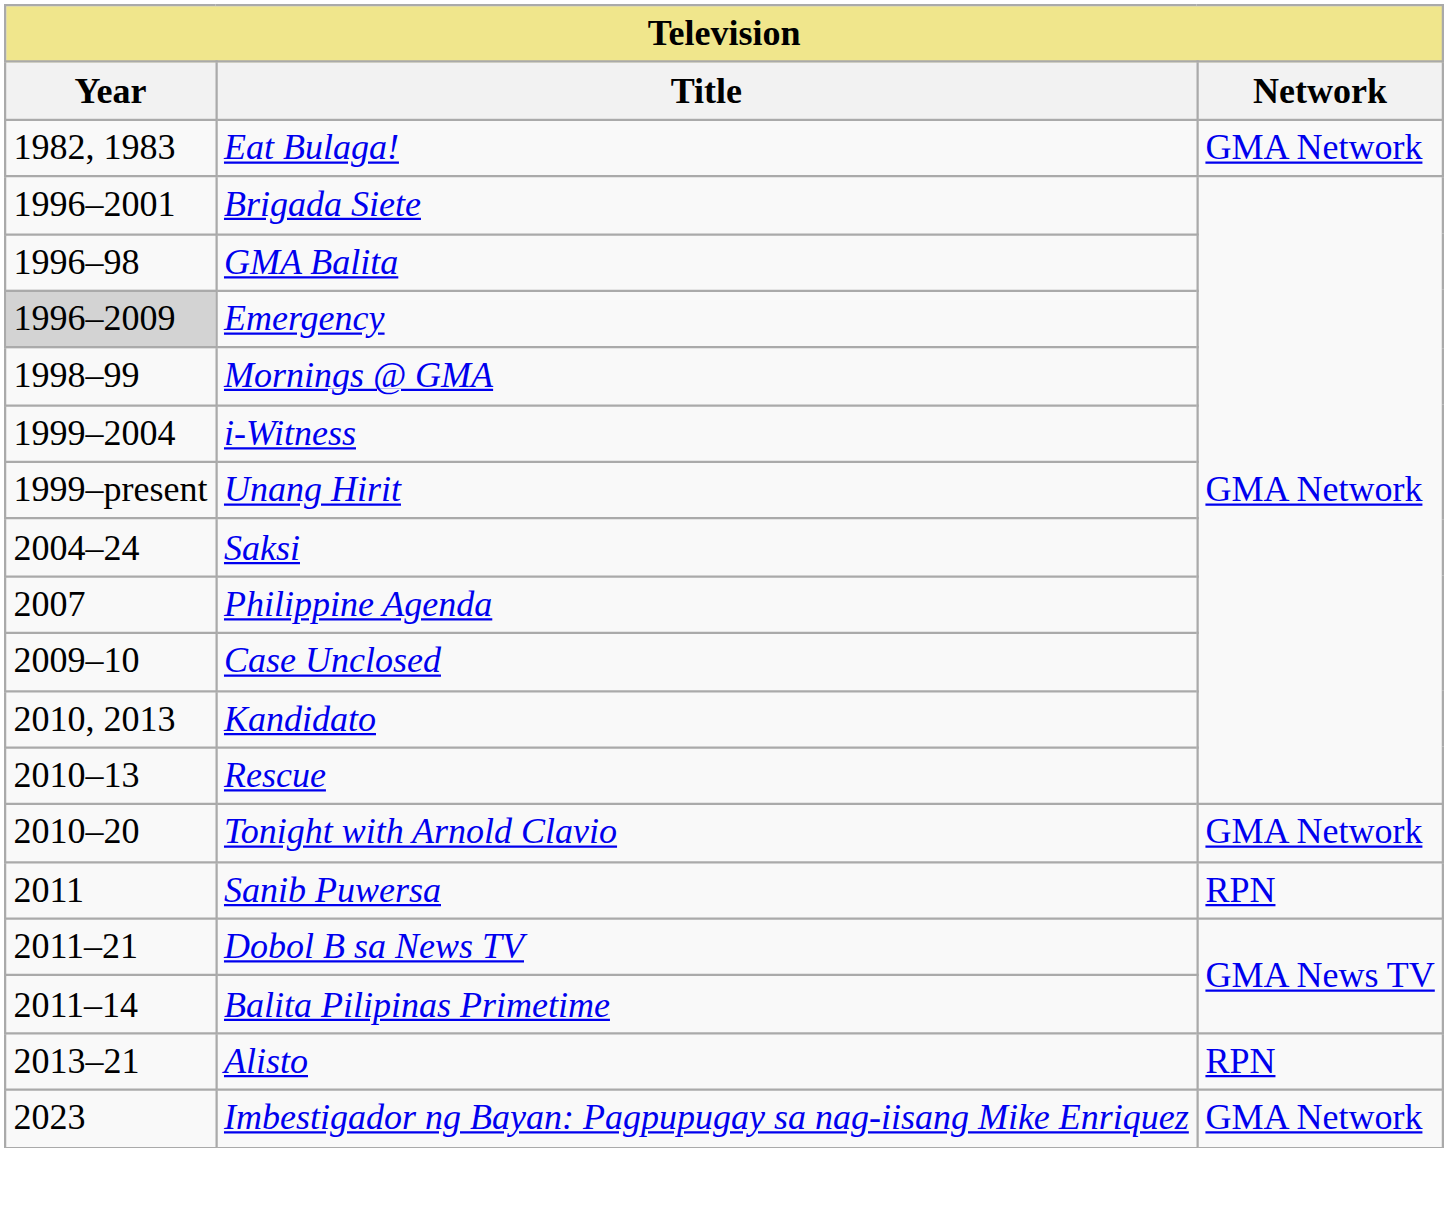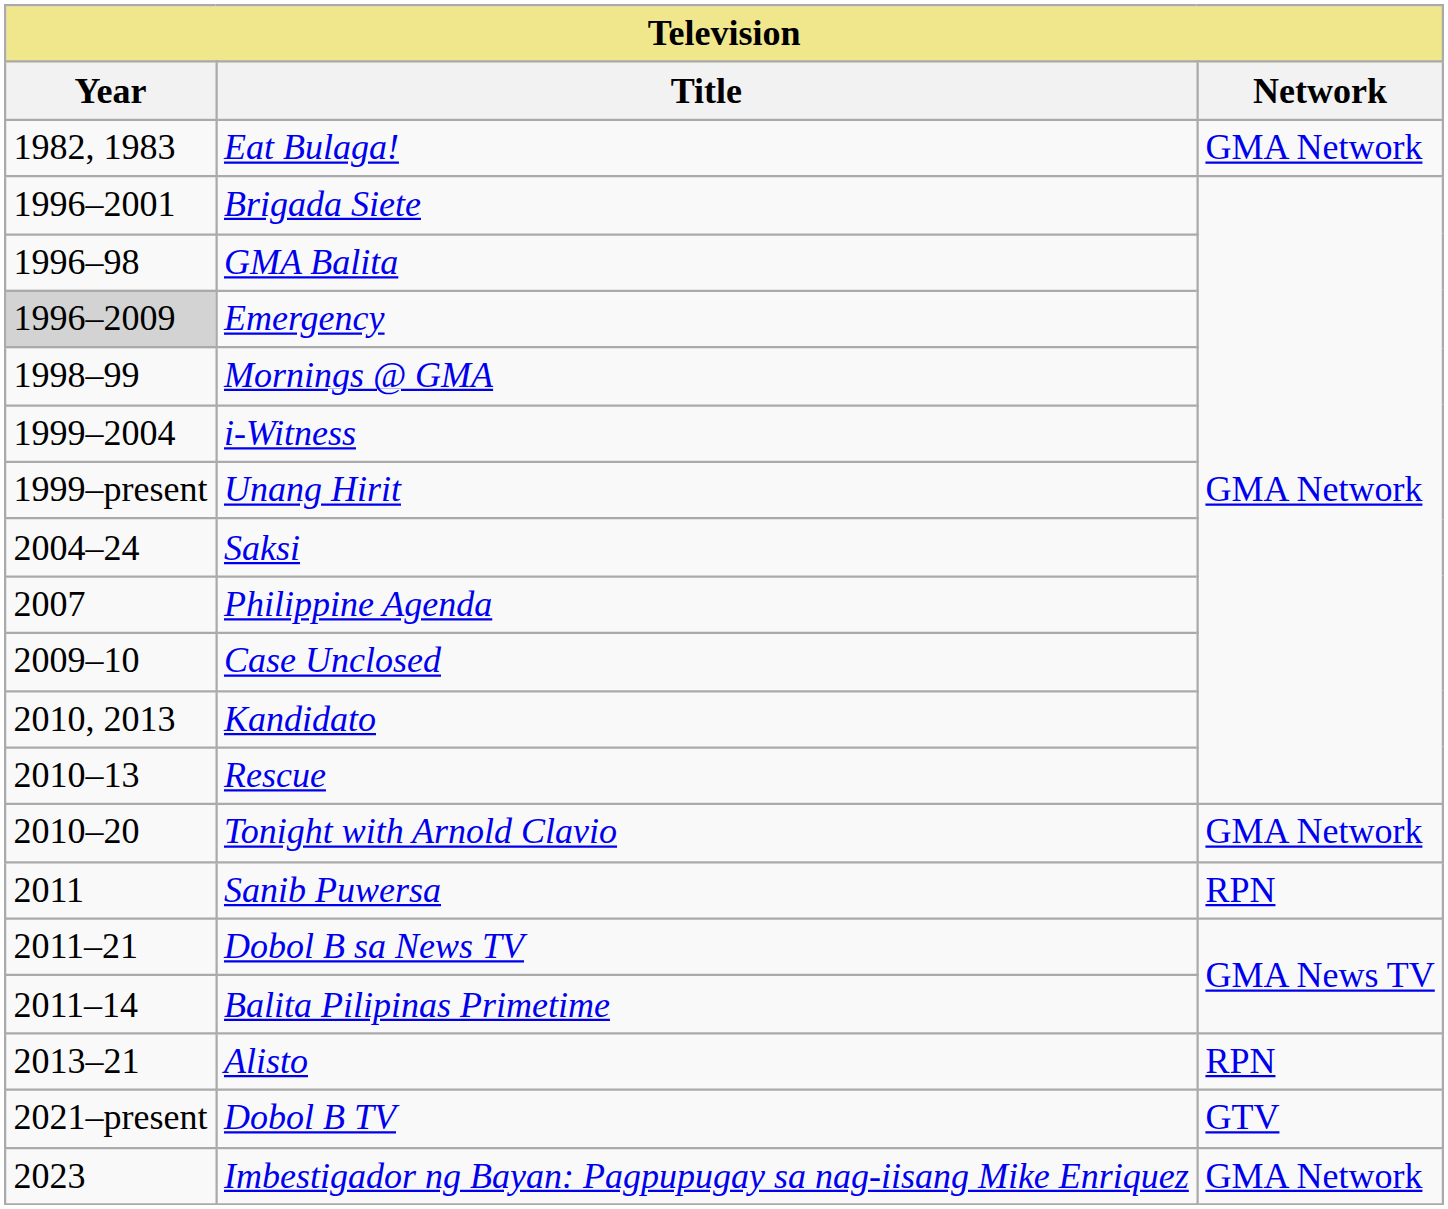+ row: (310, 1117)
